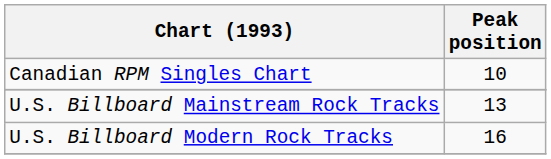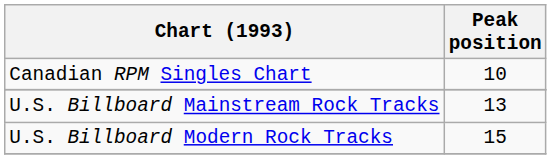(495, 138) 16 -> (495, 138) 15
